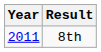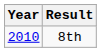(24, 37) 2011 -> (24, 37) 2010
